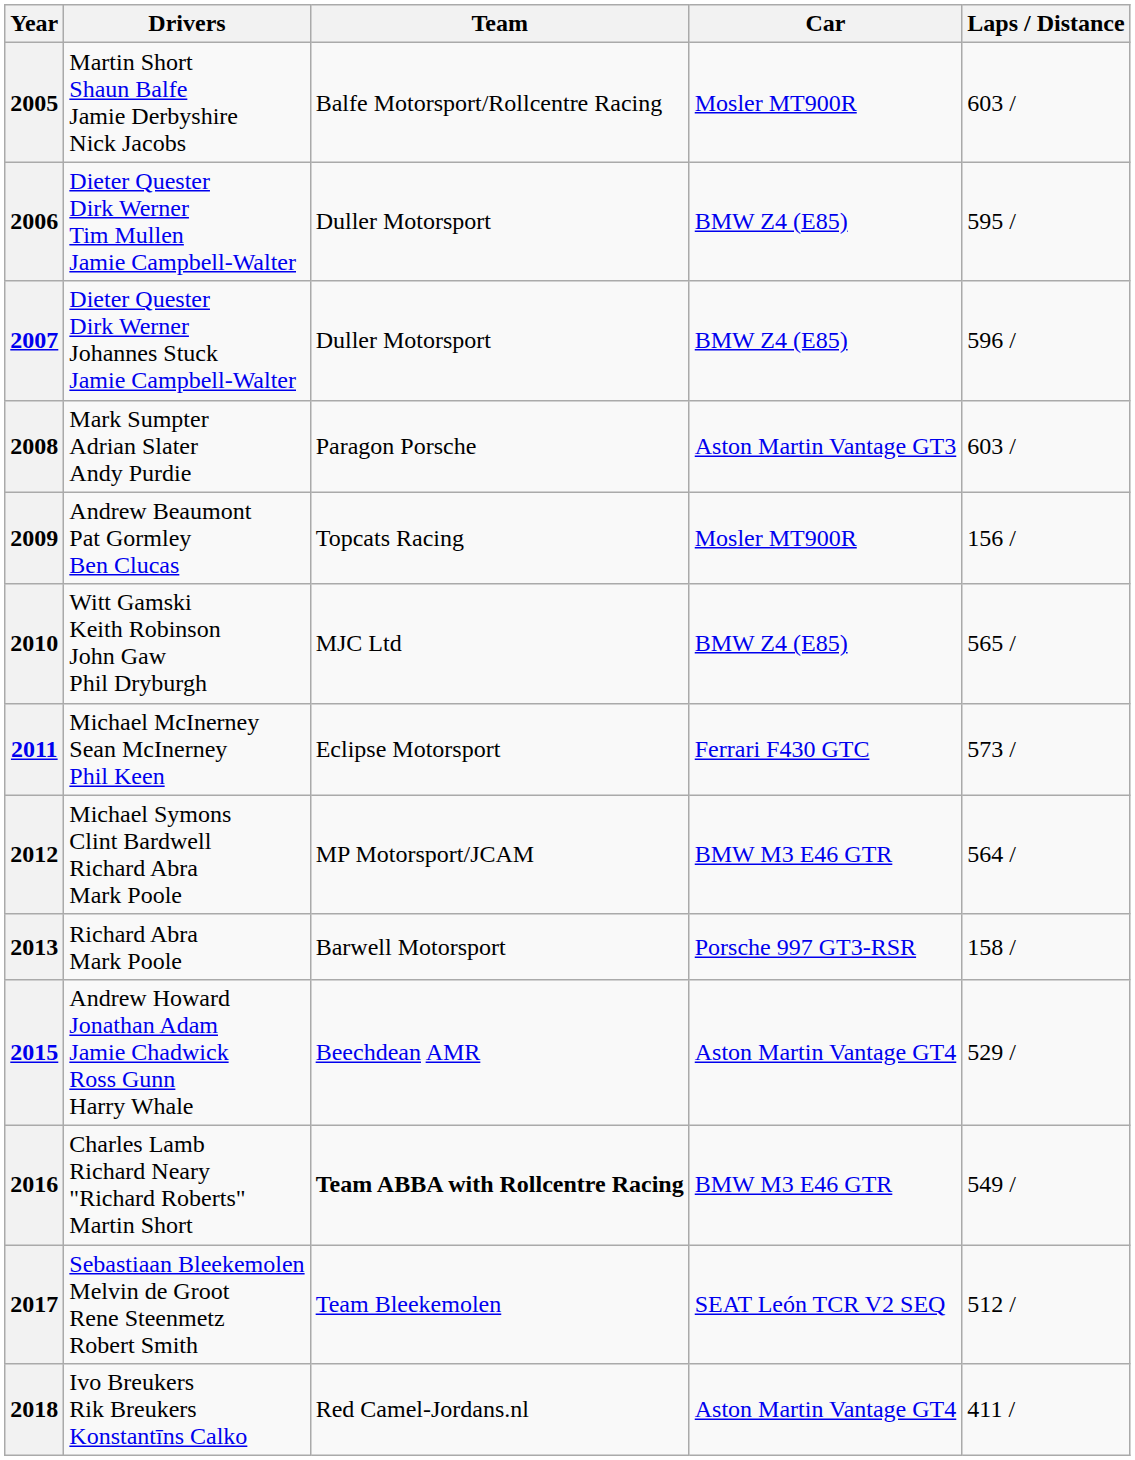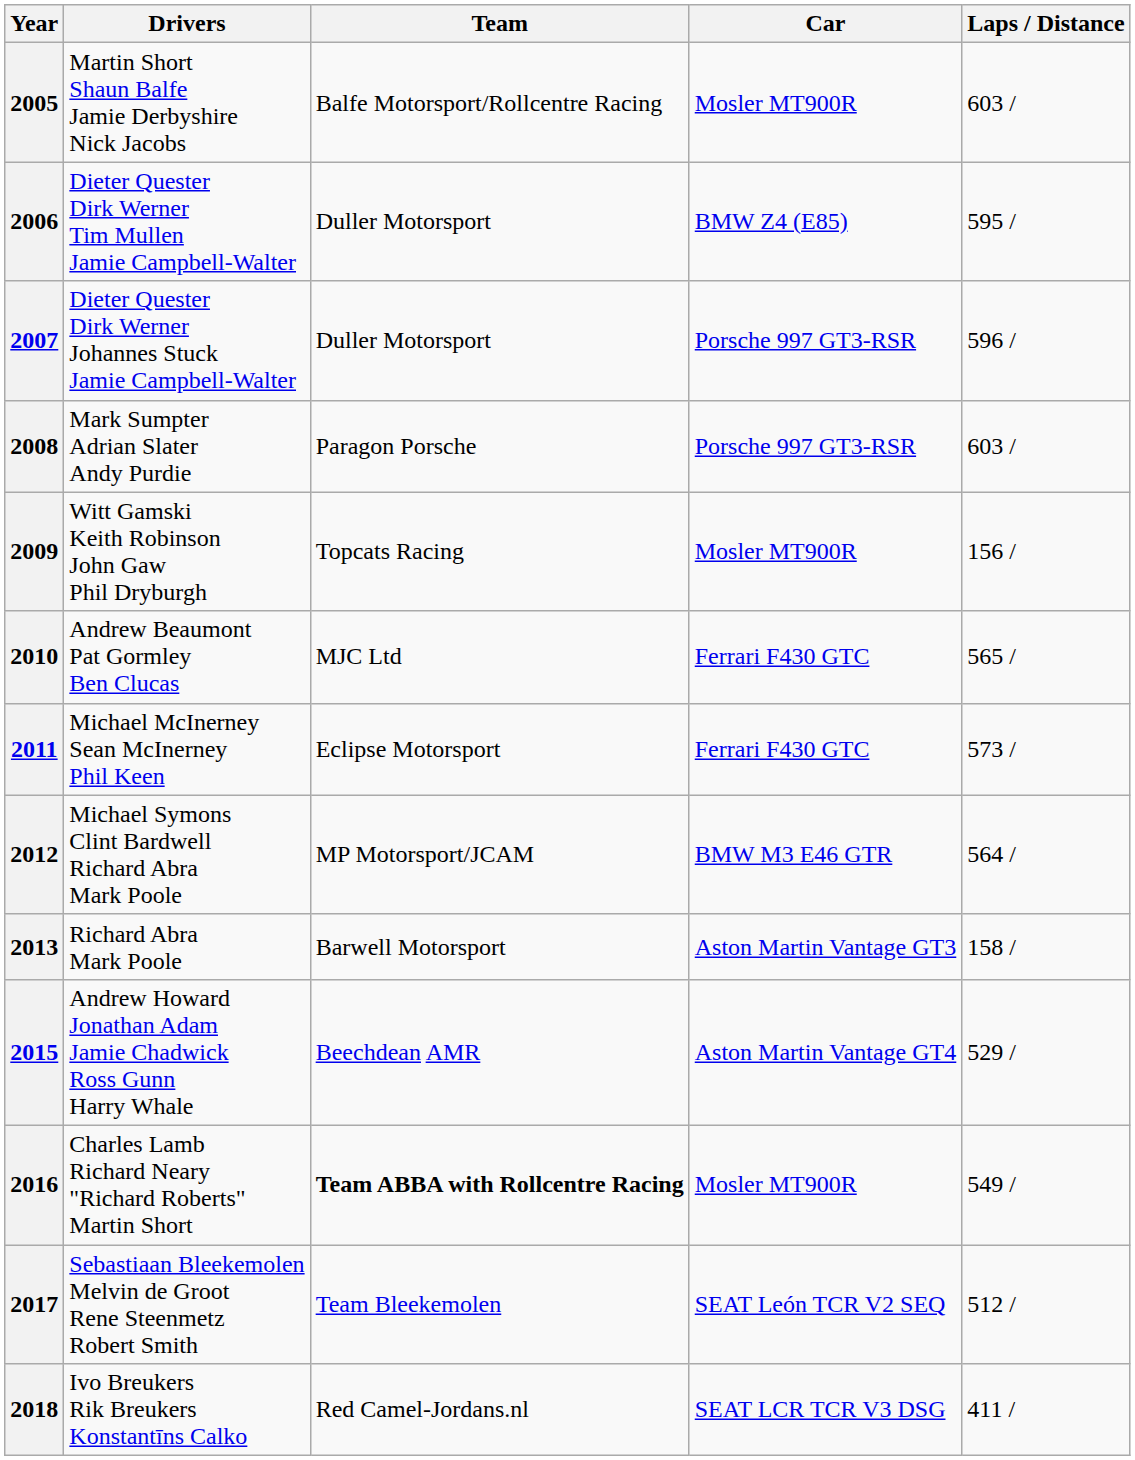(771, 340) BMW Z4 (E85) -> (805, 340) Porsche 997 GT3-RSR
(826, 445) Aston Martin Vantage GT3 -> (805, 445) Porsche 997 GT3-RSR
(160, 537) Andrew Beaumont Pat Gormley Ben Clucas -> (145, 551) Witt Gamski Keith Robinson John Gaw Phil Dryburgh
(145, 643) Witt Gamski Keith Robinson John Gaw Phil Dryburgh -> (160, 656) Andrew Beaumont Pat Gormley Ben Clucas
(771, 643) BMW Z4 (E85) -> (782, 656) Ferrari F430 GTC
(805, 946) Porsche 997 GT3-RSR -> (826, 946) Aston Martin Vantage GT3
(794, 1184) BMW M3 E46 GTR -> (776, 1184) Mosler MT900R
(826, 1409) Aston Martin Vantage GT4 -> (820, 1409) SEAT LCR TCR V3 DSG
